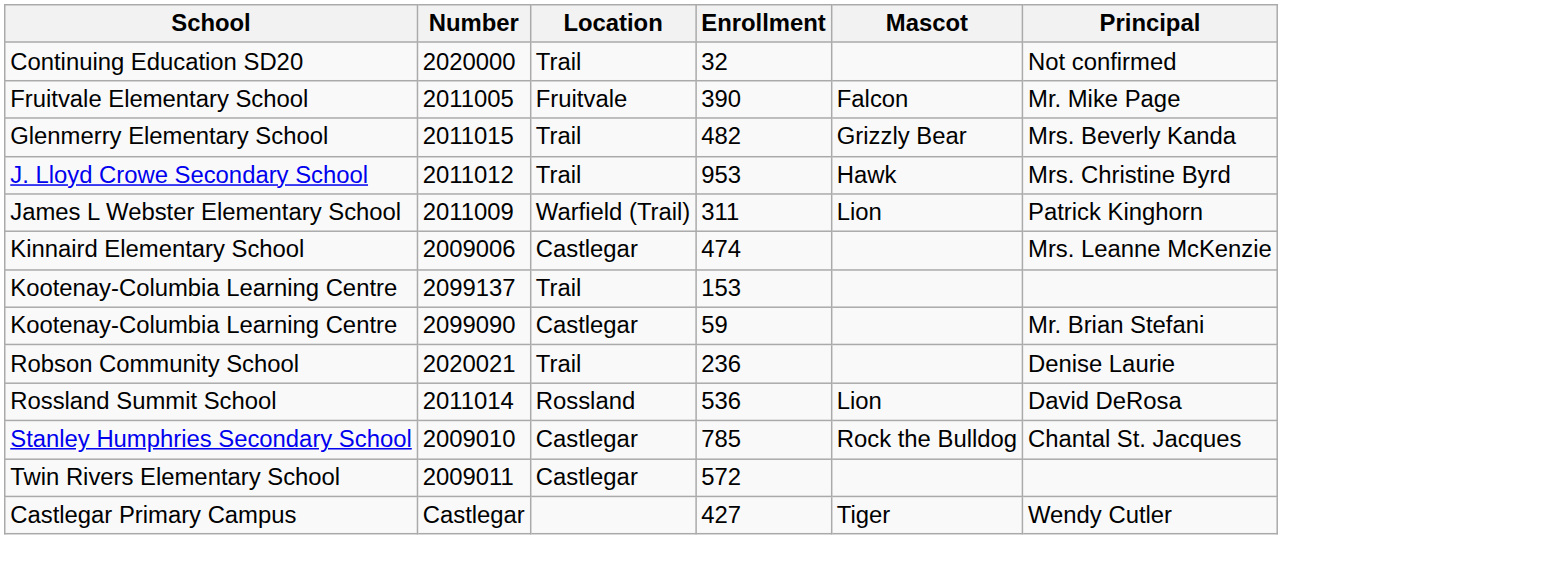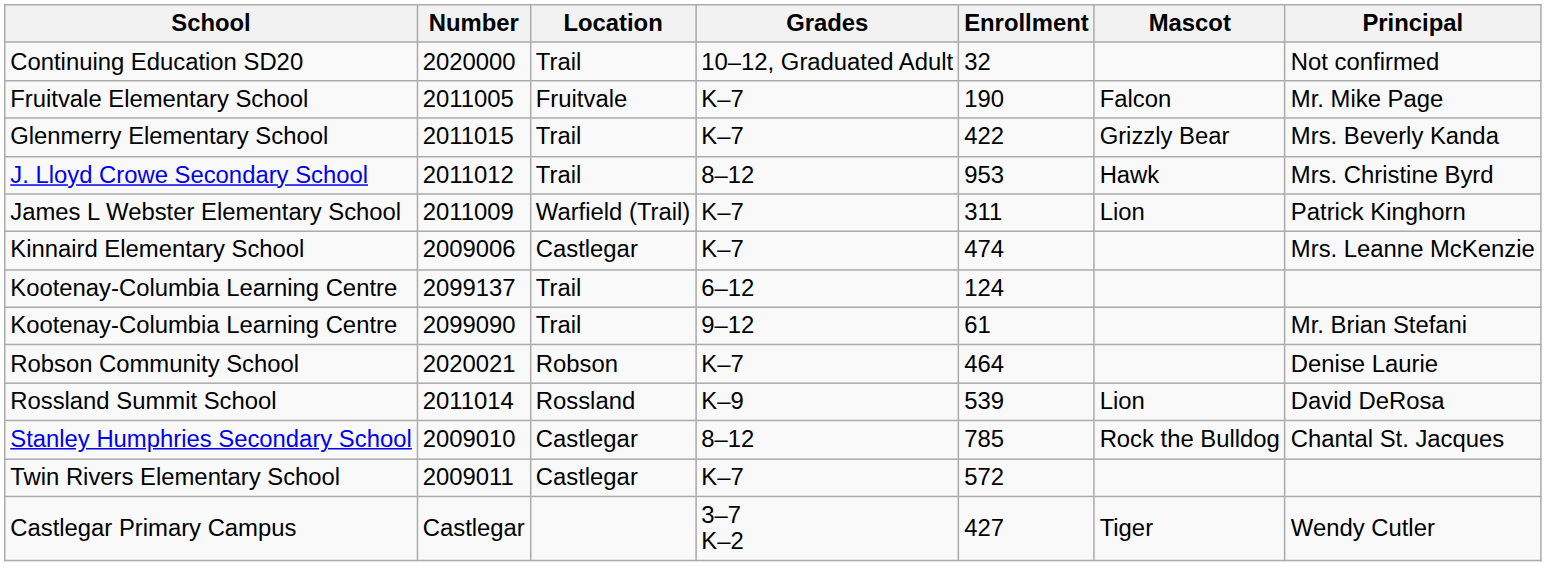+ column: (827, 23)
(721, 99) 390 -> (984, 99) 190
(721, 136) 482 -> (984, 136) 422
(721, 288) 153 -> (984, 288) 124
(587, 325) Castlegar -> (559, 325) Trail
(715, 325) 59 -> (977, 325) 61
(559, 363) Trail -> (577, 363) Robson
(721, 363) 236 -> (984, 363) 464
(721, 401) 536 -> (984, 401) 539
